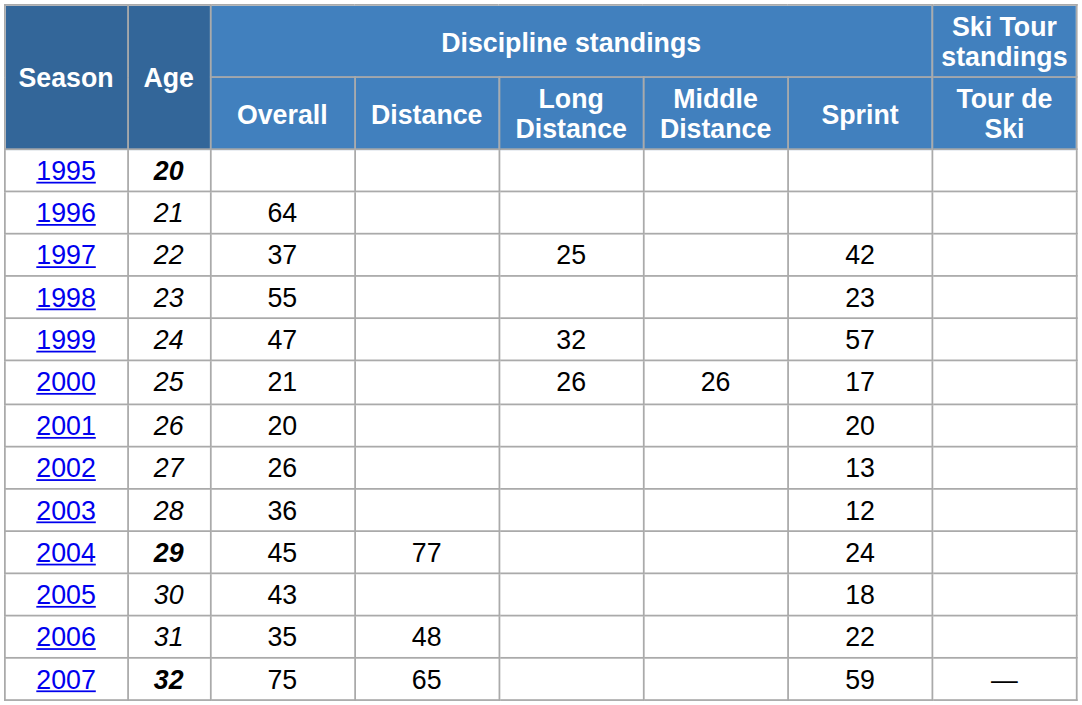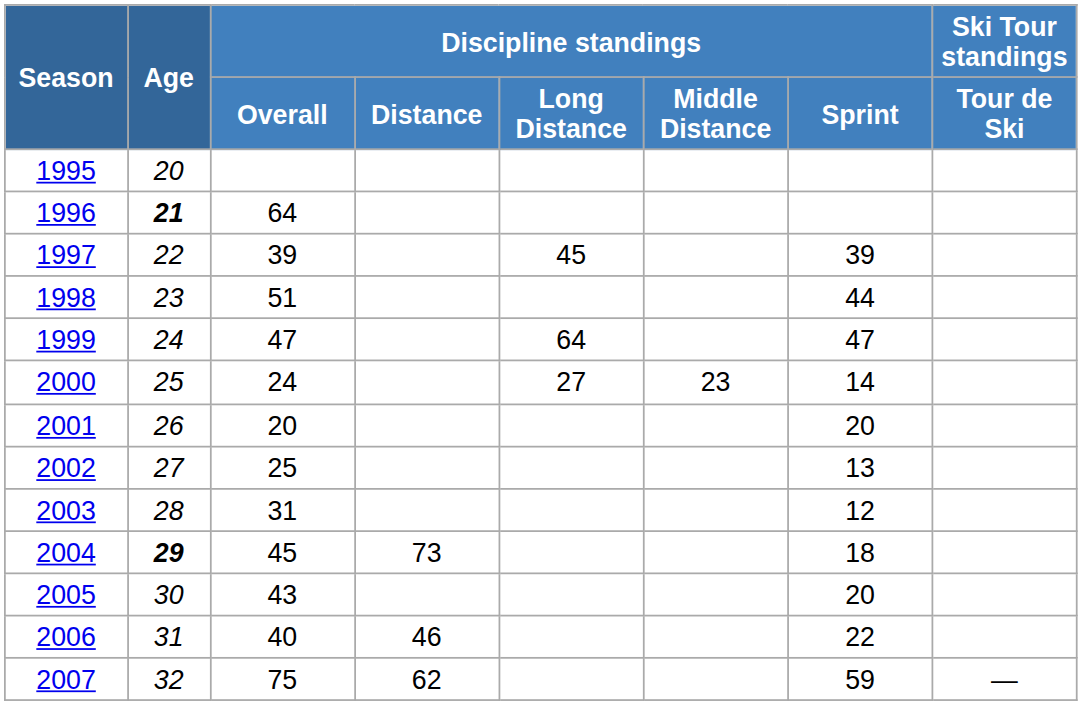(169, 171) bold -> (169, 171) normal
(169, 213) normal -> (169, 213) bold
(282, 255) 37 -> (282, 255) 39
(571, 255) 25 -> (571, 255) 45
(860, 255) 42 -> (860, 255) 39
(282, 298) 55 -> (282, 298) 51
(860, 298) 23 -> (860, 298) 44
(571, 340) 32 -> (571, 340) 64
(860, 340) 57 -> (860, 340) 47
(282, 383) 21 -> (282, 383) 24
(571, 383) 26 -> (571, 383) 27
(716, 383) 26 -> (716, 383) 23
(860, 383) 17 -> (860, 383) 14
(282, 467) 26 -> (282, 467) 25
(282, 510) 36 -> (282, 510) 31
(427, 552) 77 -> (427, 552) 73
(860, 552) 24 -> (860, 552) 18
(860, 594) 18 -> (860, 594) 20
(282, 637) 35 -> (282, 637) 40
(427, 637) 48 -> (427, 637) 46
(169, 679) bold -> (169, 679) normal
(427, 679) 65 -> (427, 679) 62
